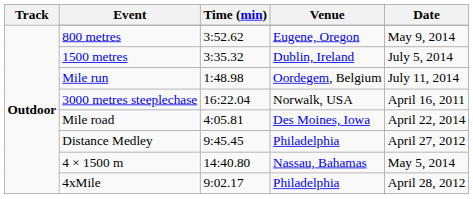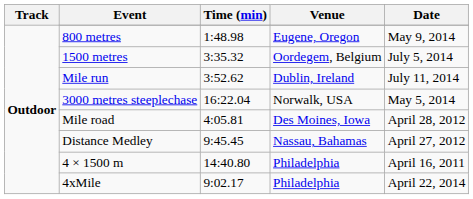(223, 36) 3:52.62 -> (223, 36) 1:48.98
(314, 57) Dublin, Ireland -> (327, 57) Oordegem, Belgium
(223, 78) 1:48.98 -> (223, 78) 3:52.62
(327, 78) Oordegem, Belgium -> (314, 78) Dublin, Ireland
(426, 99) April 16, 2011 -> (421, 99) May 5, 2014
(427, 120) April 22, 2014 -> (427, 120) April 28, 2012
(306, 141) Philadelphia -> (320, 141) Nassau, Bahamas
(320, 162) Nassau, Bahamas -> (306, 162) Philadelphia
(421, 162) May 5, 2014 -> (426, 162) April 16, 2011
(427, 183) April 28, 2012 -> (427, 183) April 22, 2014
